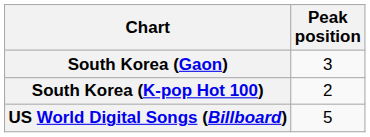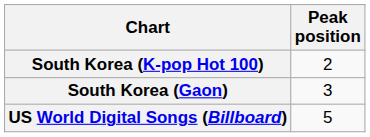rows swapped: (148, 63) <-> (148, 90)
